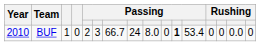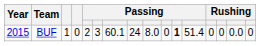(18, 33) 2010 -> (18, 33) 2015
(115, 33) 66.7 -> (115, 33) 60.1
(194, 33) 53.4 -> (194, 33) 51.4
